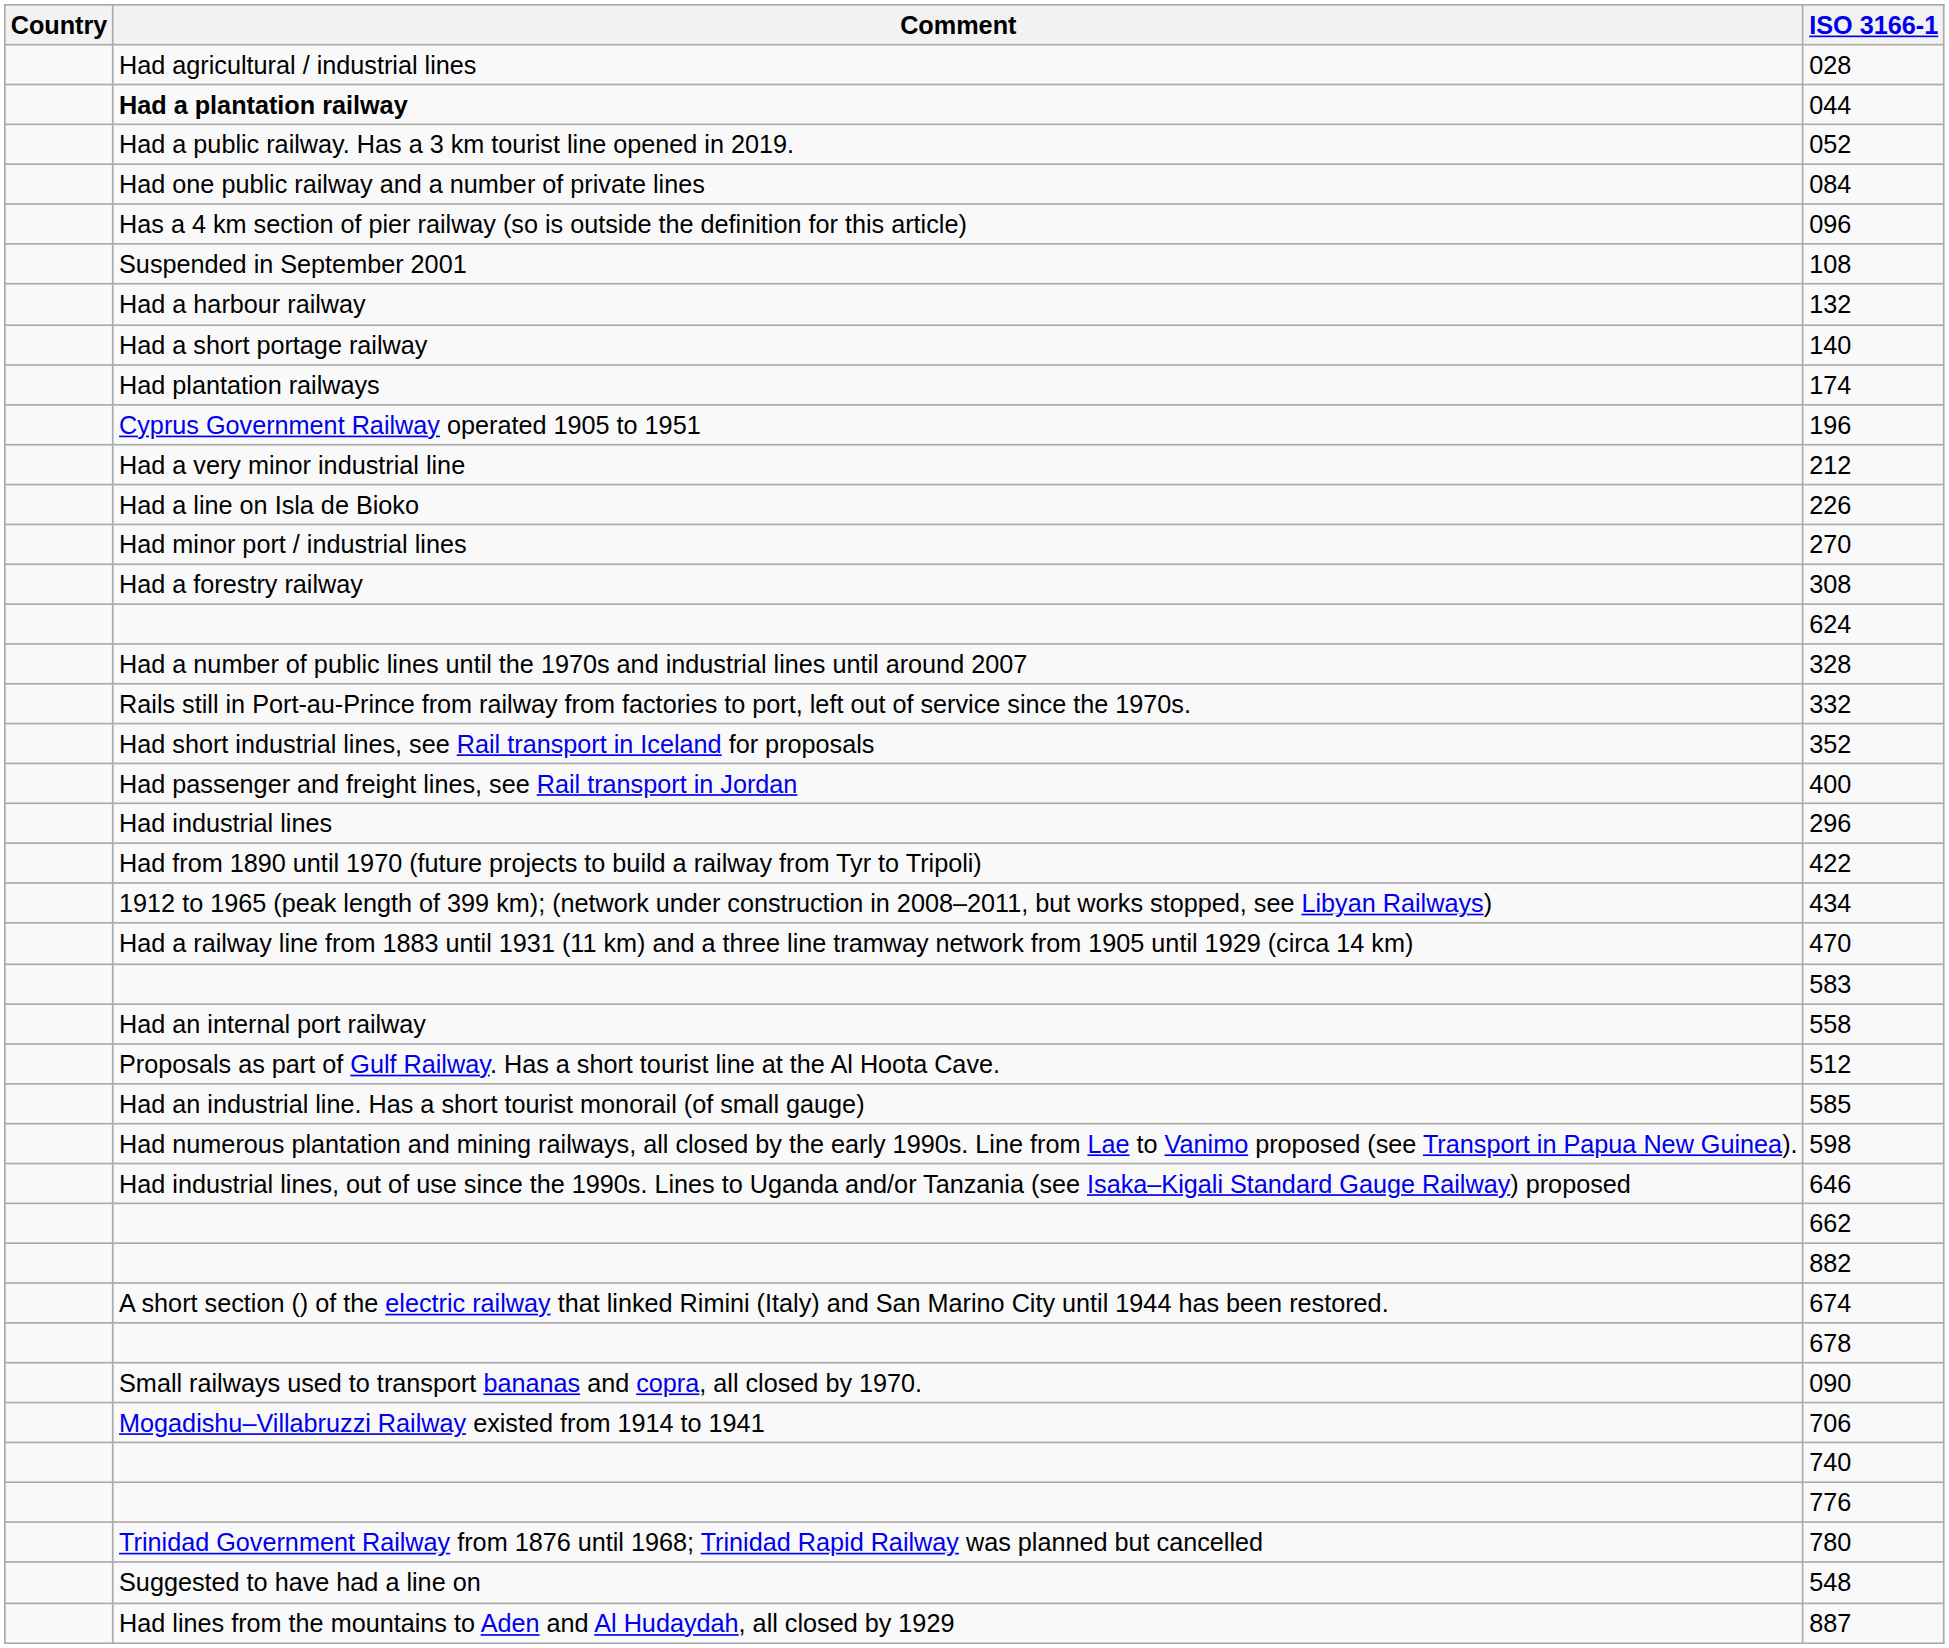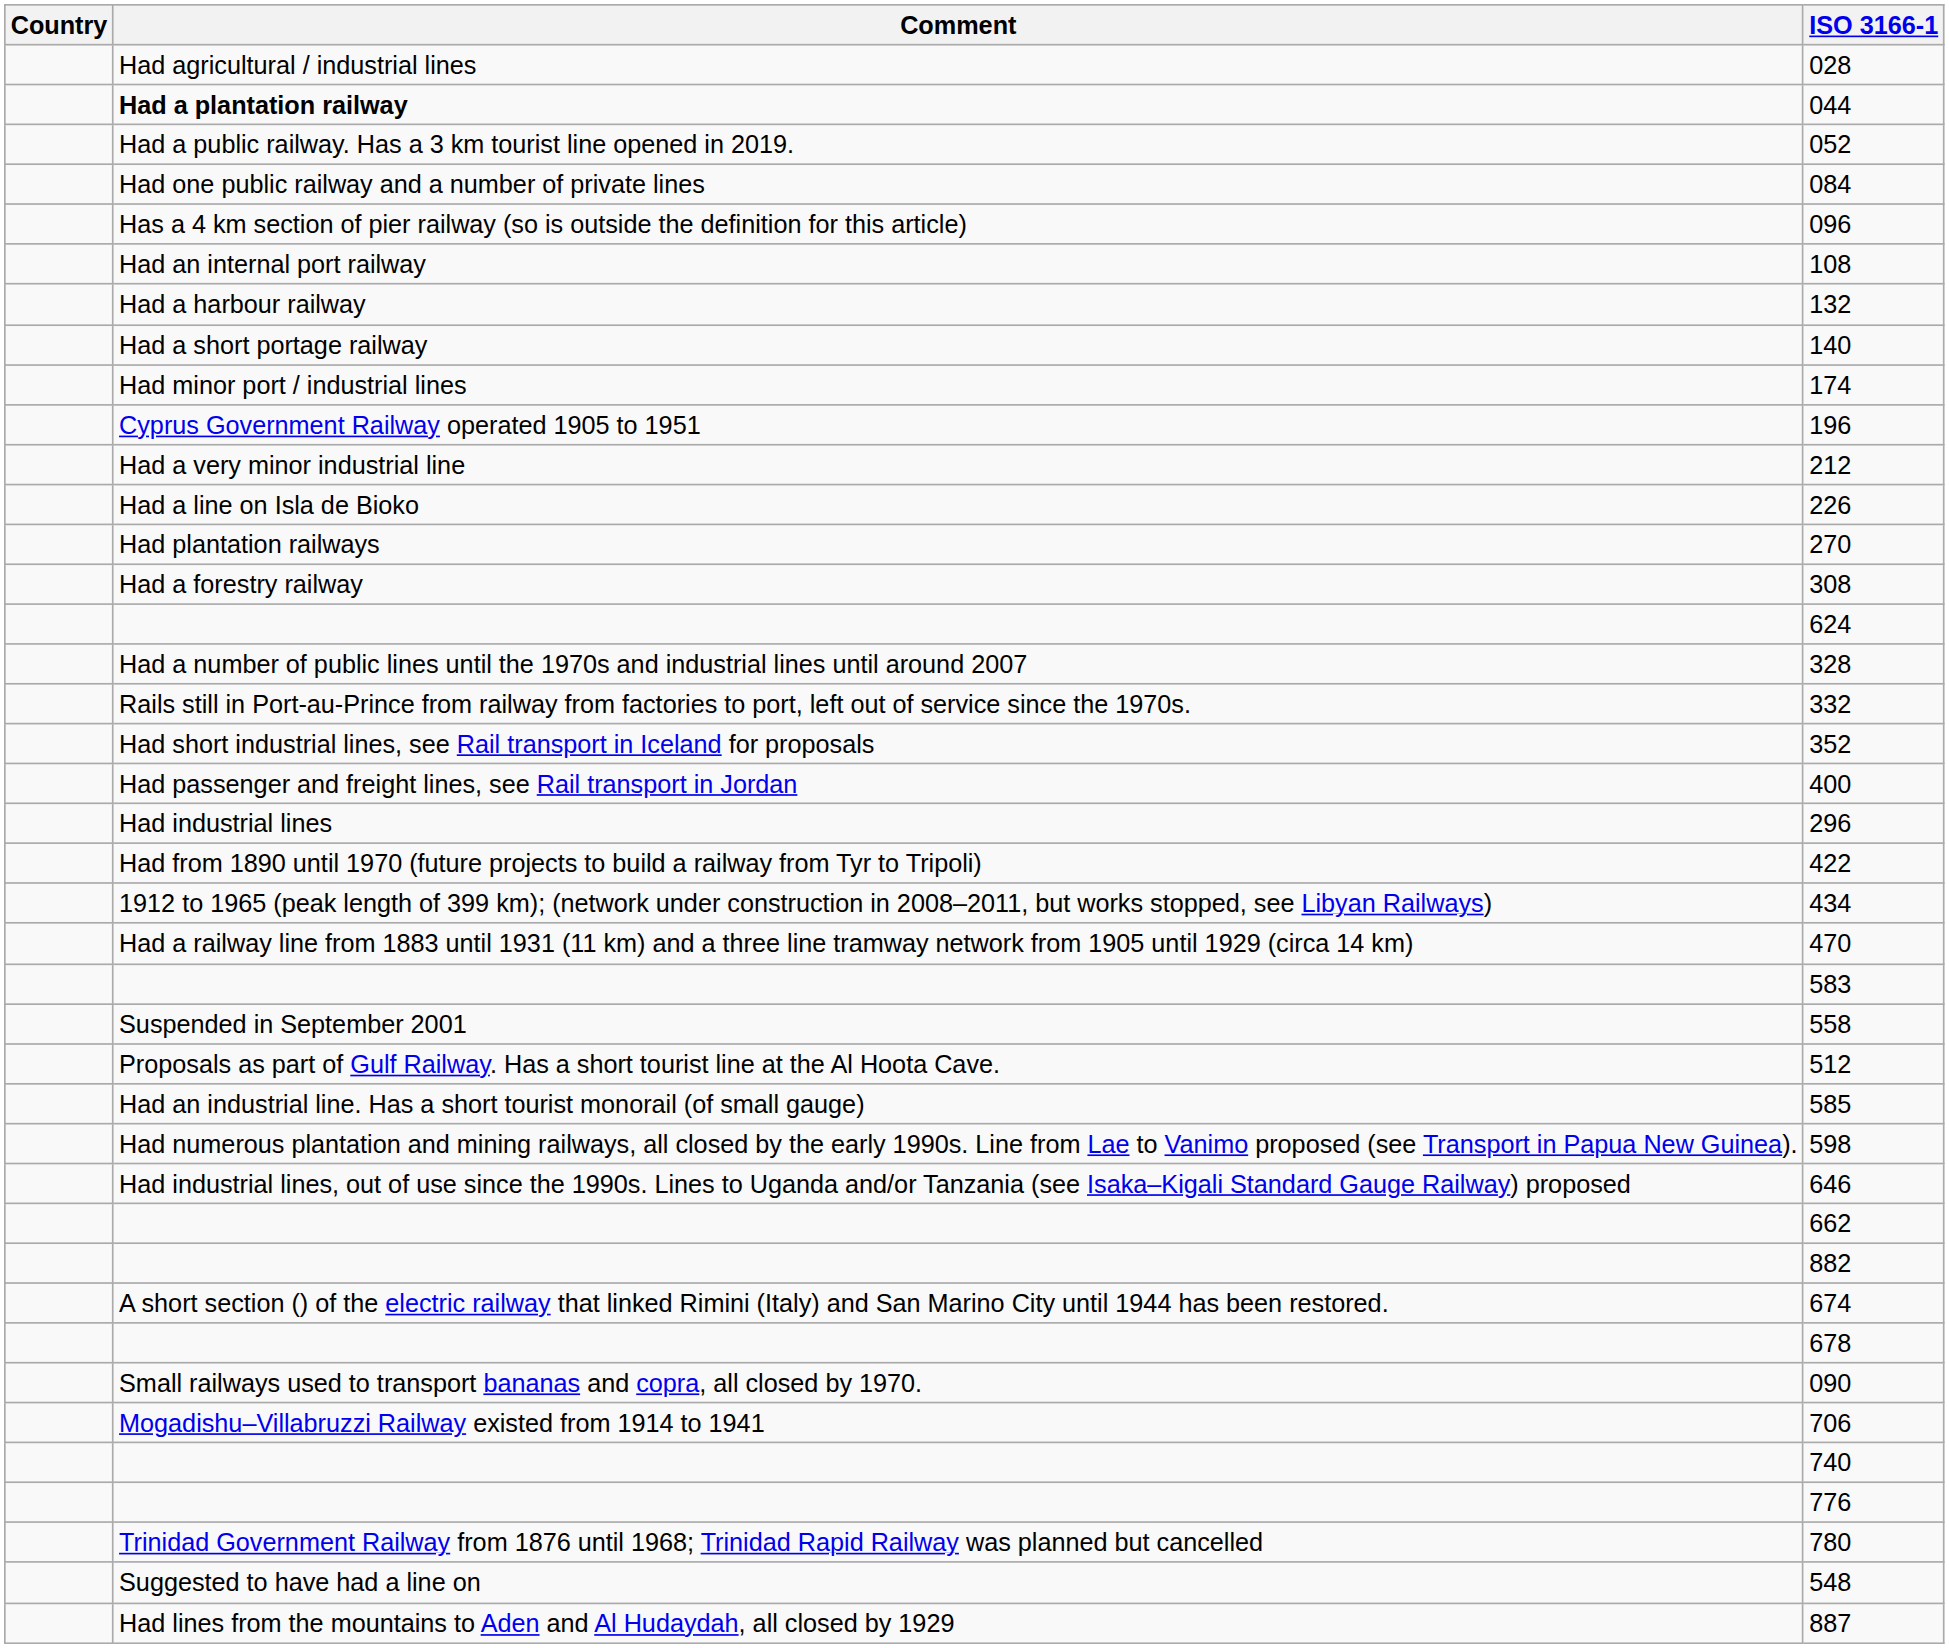(293, 265) Suspended in September 2001 -> (273, 265) Had an internal port railway
(249, 384) Had plantation railways -> (293, 384) Had minor port / industrial lines
(293, 544) Had minor port / industrial lines -> (249, 544) Had plantation railways
(273, 1024) Had an internal port railway -> (293, 1024) Suspended in September 2001
